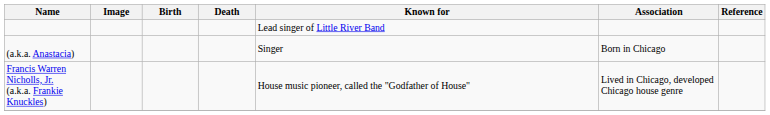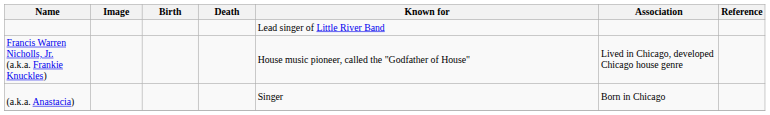rows swapped: (40, 54) <-> (36, 86)
